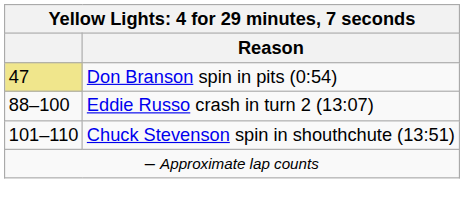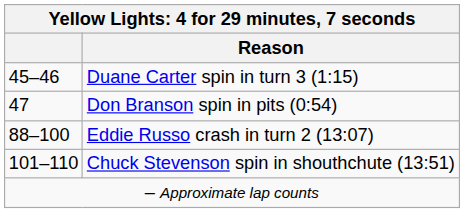+ row: (223, 76)
(19, 76) khaki background -> (19, 105) no background
